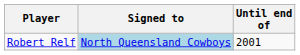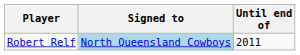(248, 42) 2001 -> (248, 42) 2011
